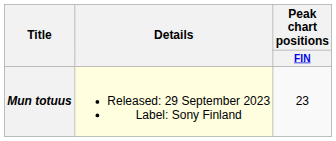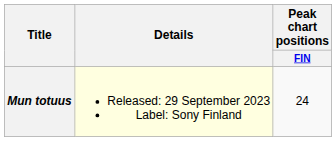(302, 101) 23 -> (302, 101) 24
